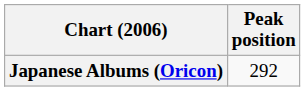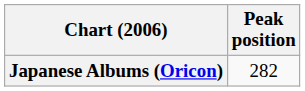(264, 70) 292 -> (264, 70) 282
